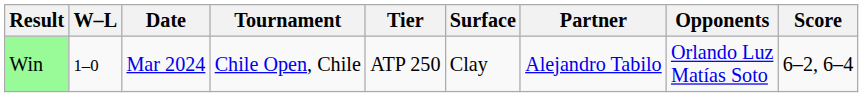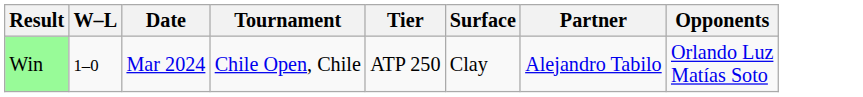- column: (818, 20)
